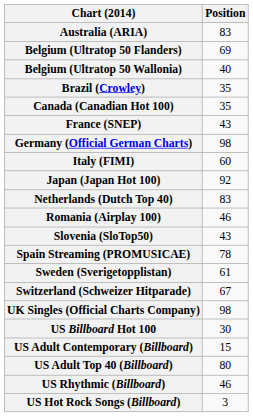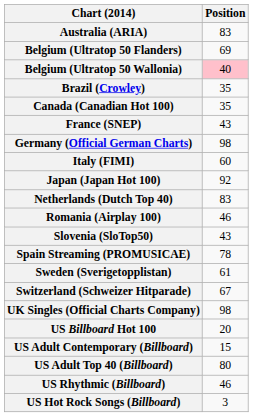(225, 69) no background -> (225, 69) pink background
(225, 328) 30 -> (225, 328) 20
